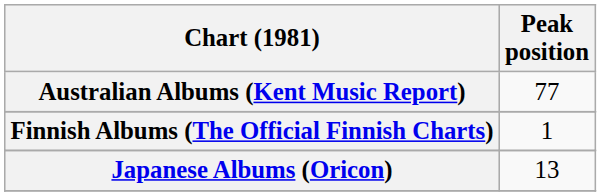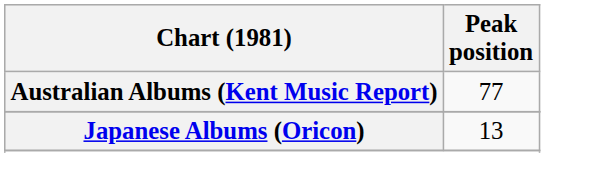- row: (252, 130)
